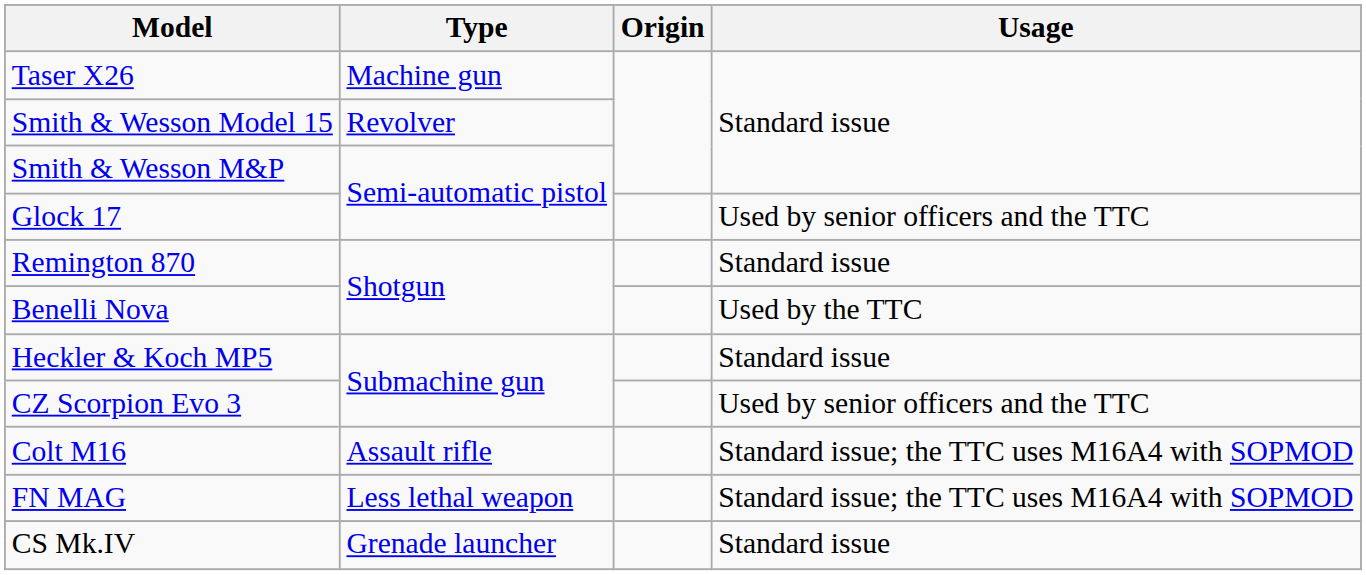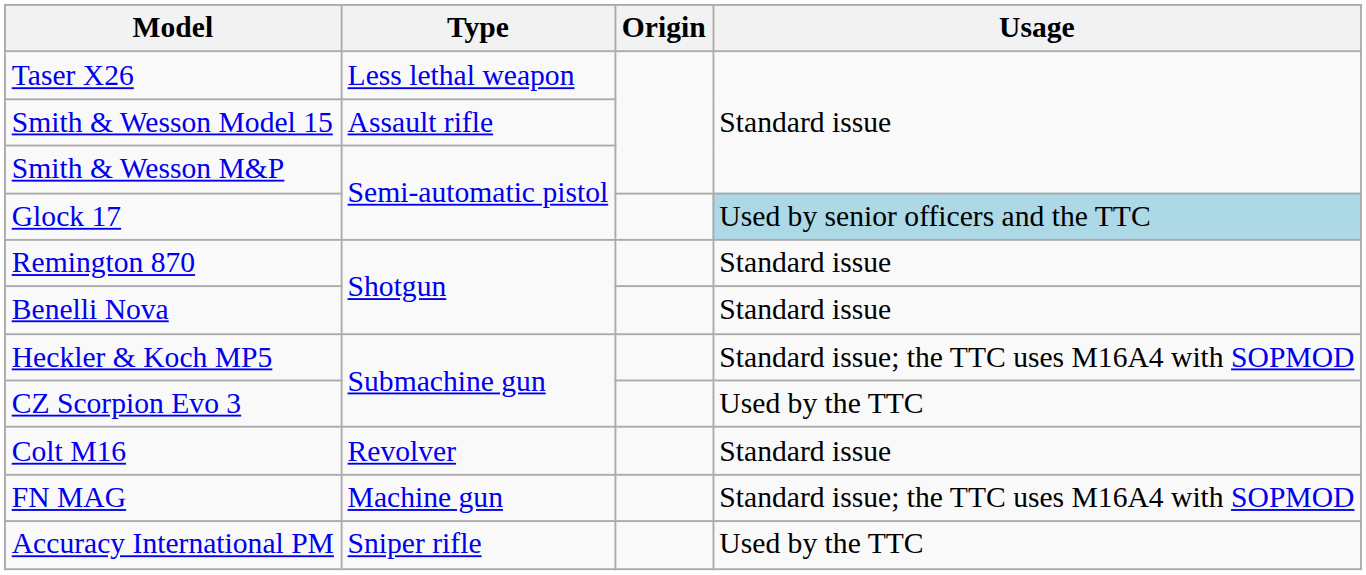(424, 74) Machine gun -> (461, 74) Less lethal weapon
(401, 121) Revolver -> (420, 121) Assault rifle
(934, 215) no background -> (935, 215) lightblue background
(820, 309) Used by the TTC -> (805, 309) Standard issue
(804, 356) Standard issue -> (1037, 356) Standard issue; the TTC uses M16A4 with SOPMOD
(934, 403) Used by senior officers and the TTC -> (821, 403) Used by the TTC
(419, 450) Assault rifle -> (402, 450) Revolver
(1036, 450) Standard issue; the TTC uses M16A4 with SOPMOD -> (805, 450) Standard issue
(460, 497) Less lethal weapon -> (425, 497) Machine gun
+ row: (173, 544)
- row: (73, 544)
